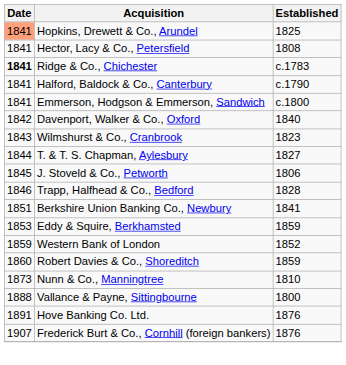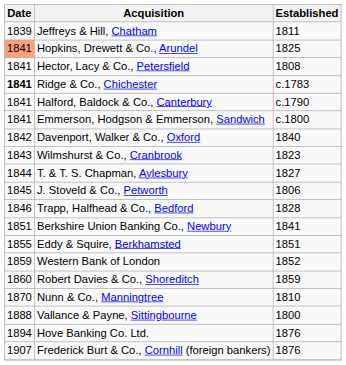+ row: (97, 31)
(19, 226) 1853 -> (19, 244) 1855
(288, 226) 1859 -> (288, 244) 1851
(19, 279) 1873 -> (19, 297) 1870
(19, 315) 1891 -> (19, 333) 1894
